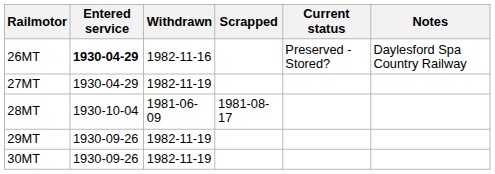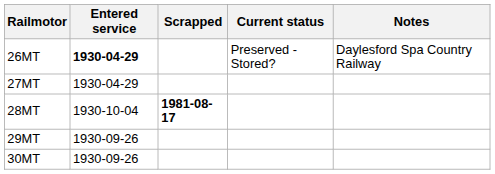- column: (180, 21)
(244, 111) normal -> (187, 111) bold
